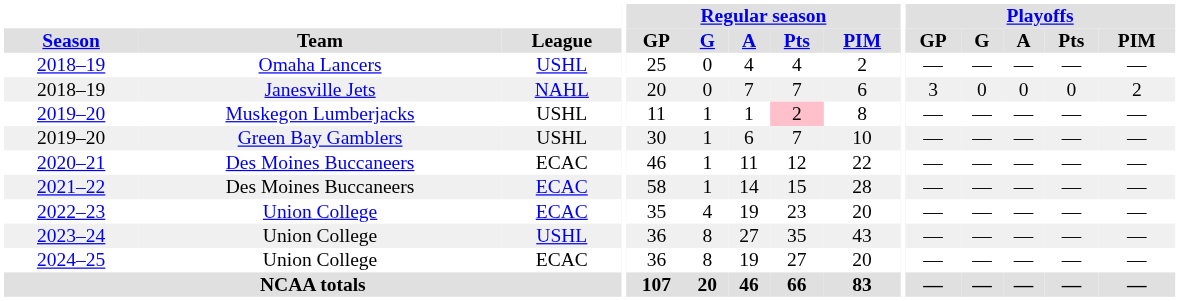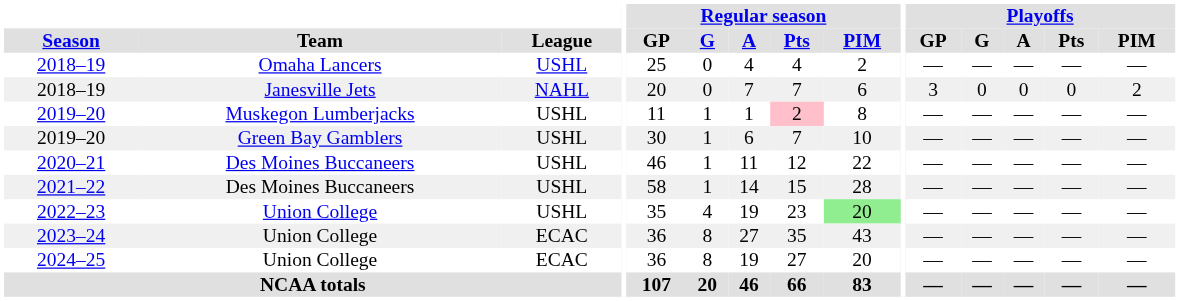(562, 162) ECAC -> (562, 162) USHL
(562, 186) ECAC -> (562, 186) USHL
(562, 211) ECAC -> (562, 211) USHL
(862, 211) no background -> (862, 211) lightgreen background
(562, 235) USHL -> (562, 235) ECAC
